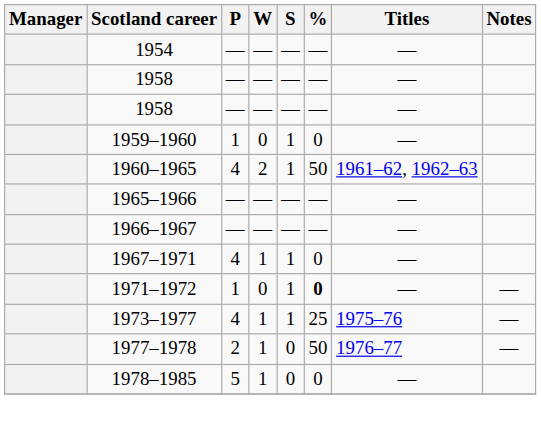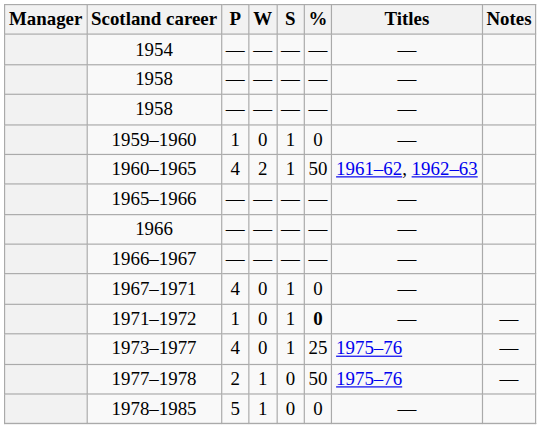+ row: (154, 229)
(263, 259) 1 -> (263, 288) 0
(263, 318) 1 -> (263, 348) 0
(369, 348) 1976–77 -> (369, 378) 1975–76
